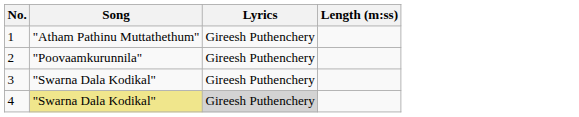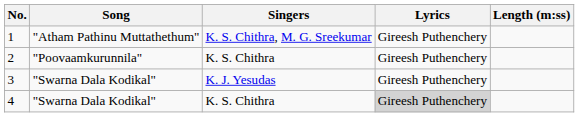+ column: (289, 15)
(94, 101) khaki background -> (94, 101) no background
